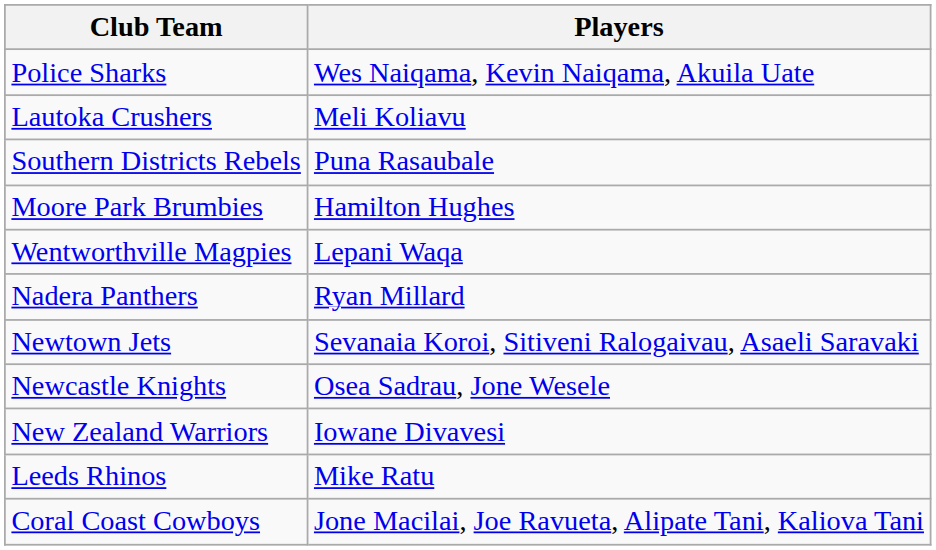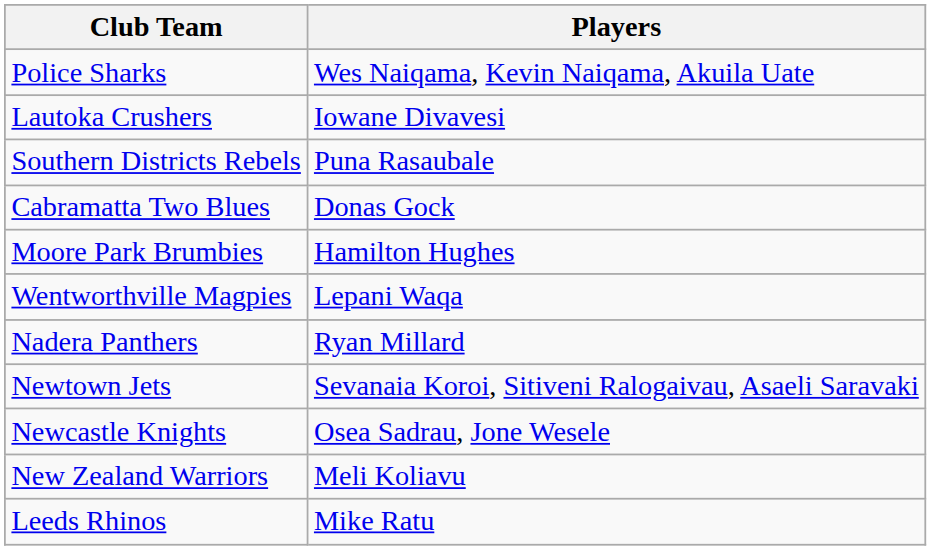(390, 116) Meli Koliavu -> (409, 116) Iowane Divavesi
+ row: (141, 206)
(409, 431) Iowane Divavesi -> (390, 476) Meli Koliavu
- row: (136, 521)
